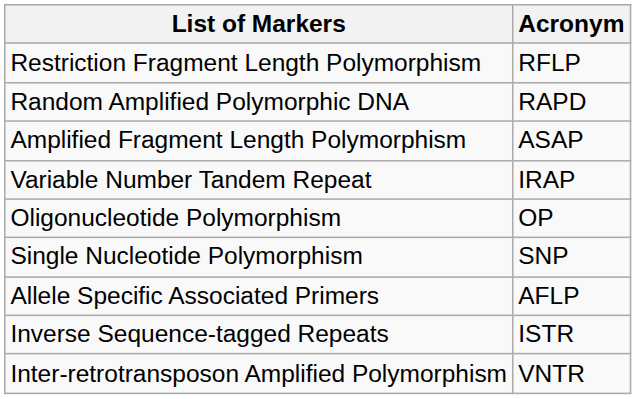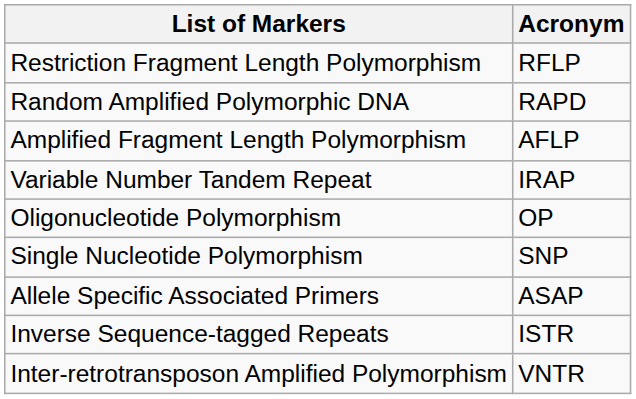(551, 140) ASAP -> (549, 140) AFLP
(549, 295) AFLP -> (551, 295) ASAP
